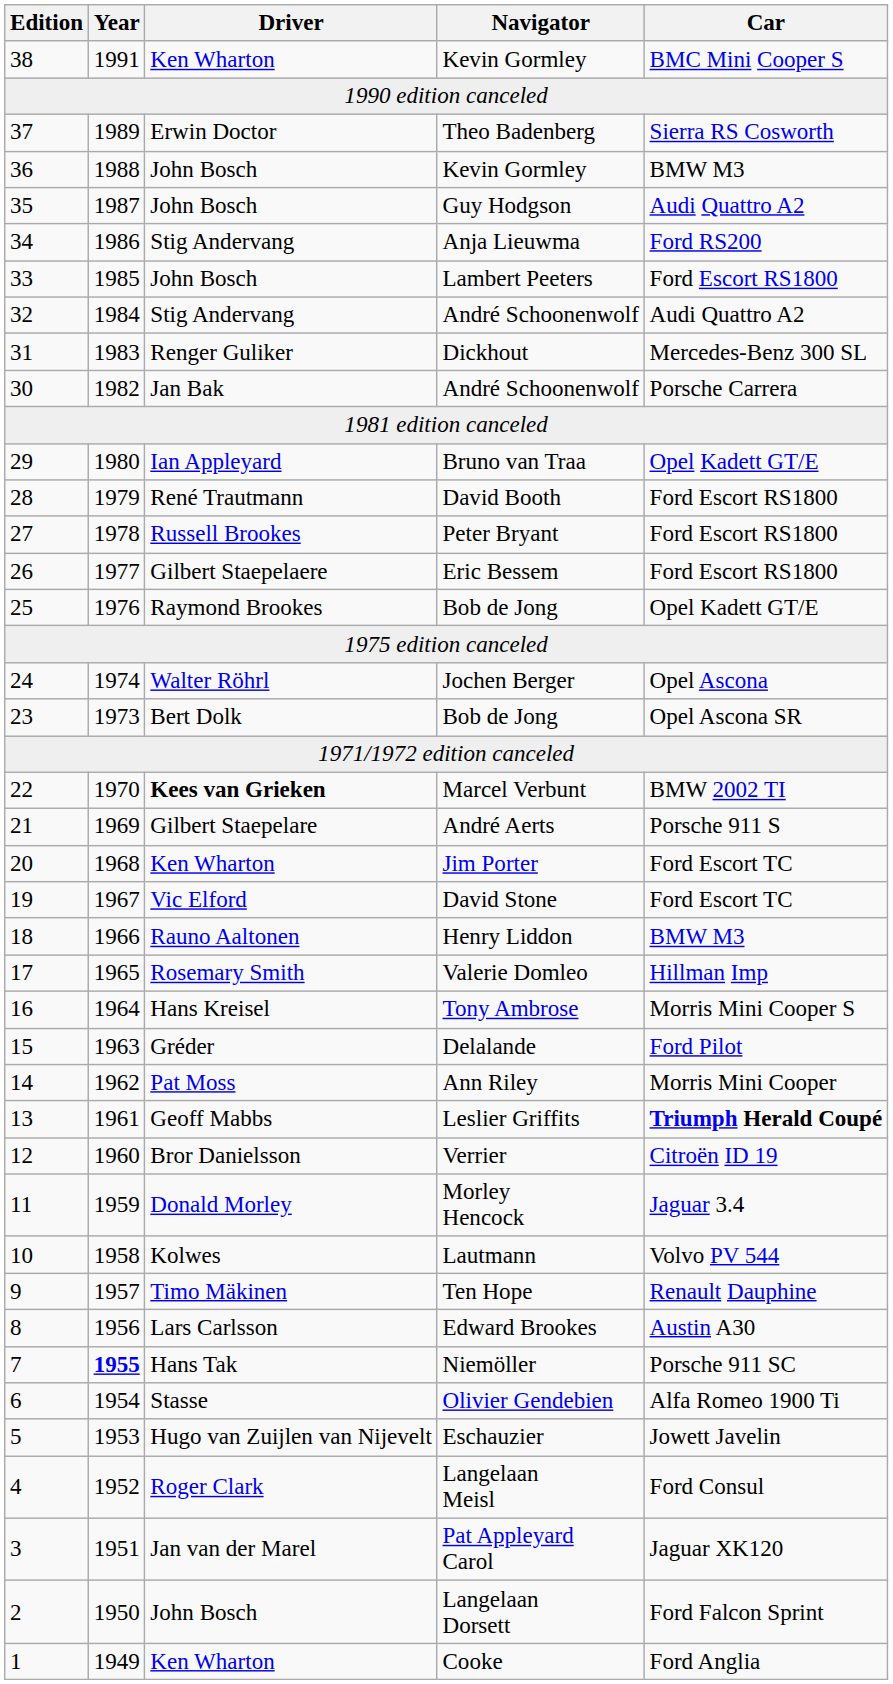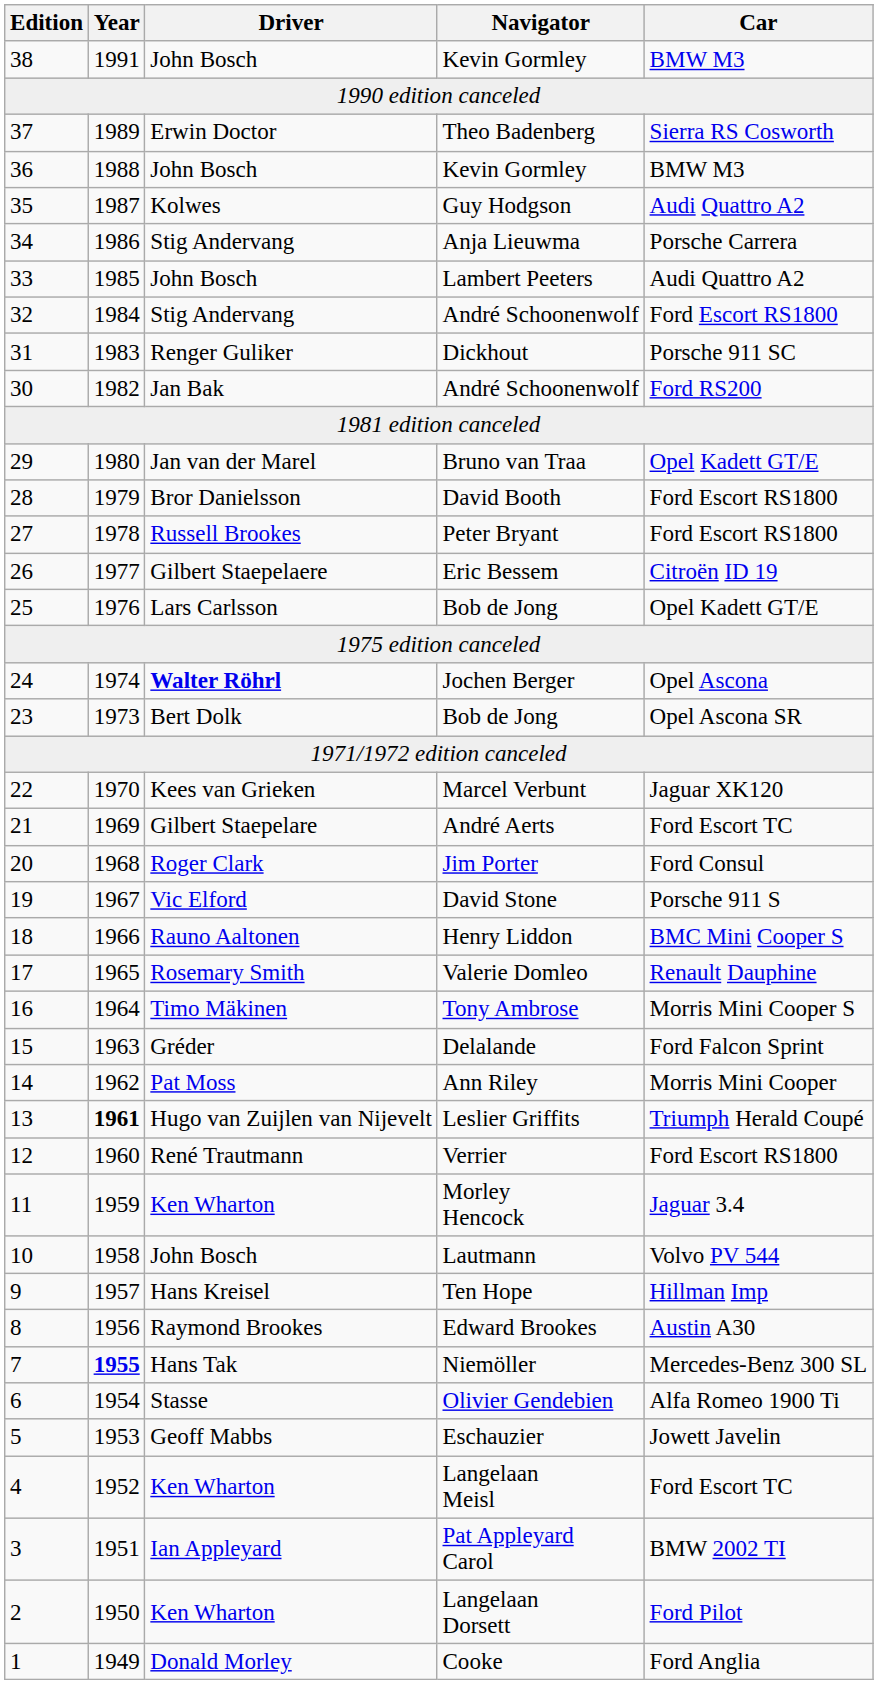(213, 59) Ken Wharton -> (204, 59) John Bosch
(747, 59) BMC Mini Cooper S -> (697, 59) BMW M3
(204, 205) John Bosch -> (186, 205) Kolwes
(706, 242) Ford RS200 -> (723, 242) Porsche Carrera
(744, 278) Ford Escort RS1800 -> (727, 278) Audi Quattro A2
(727, 315) Audi Quattro A2 -> (744, 315) Ford Escort RS1800
(758, 351) Mercedes-Benz 300 SL -> (723, 351) Porsche 911 SC
(723, 388) Porsche Carrera -> (706, 388) Ford RS200
(216, 461) Ian Appleyard -> (233, 461) Jan van der Marel
(227, 497) René Trautmann -> (226, 497) Bror Danielsson
(744, 570) Ford Escort RS1800 -> (714, 570) Citroën ID 19
(236, 607) Raymond Brookes -> (214, 607) Lars Carlsson
(210, 680) normal -> (216, 680) bold
(238, 790) bold -> (233, 790) normal
(718, 790) BMW 2002 TI -> (716, 790) Jaguar XK120
(715, 826) Porsche 911 S -> (721, 826) Ford Escort TC
(213, 863) Ken Wharton -> (207, 863) Roger Clark
(721, 863) Ford Escort TC -> (707, 863) Ford Consul
(721, 899) Ford Escort TC -> (715, 899) Porsche 911 S
(697, 936) BMW M3 -> (747, 936) BMC Mini Cooper S
(709, 972) Hillman Imp -> (733, 972) Renault Dauphine
(210, 1009) Hans Kreisel -> (219, 1009) Timo Mäkinen
(696, 1045) Ford Pilot -> (737, 1045) Ford Falcon Sprint
(117, 1118) normal -> (117, 1118) bold
(211, 1118) Geoff Mabbs -> (291, 1118) Hugo van Zuijlen van Nijevelt
(766, 1118) bold -> (757, 1118) normal
(226, 1155) Bror Danielsson -> (227, 1155) René Trautmann
(714, 1155) Citroën ID 19 -> (744, 1155) Ford Escort RS1800
(221, 1205) Donald Morley -> (213, 1205) Ken Wharton
(186, 1254) Kolwes -> (204, 1254) John Bosch
(219, 1291) Timo Mäkinen -> (210, 1291) Hans Kreisel
(733, 1291) Renault Dauphine -> (709, 1291) Hillman Imp
(214, 1327) Lars Carlsson -> (236, 1327) Raymond Brookes
(723, 1364) Porsche 911 SC -> (758, 1364) Mercedes-Benz 300 SL
(291, 1437) Hugo van Zuijlen van Nijevelt -> (211, 1437) Geoff Mabbs
(207, 1486) Roger Clark -> (213, 1486) Ken Wharton
(707, 1486) Ford Consul -> (721, 1486) Ford Escort TC
(233, 1549) Jan van der Marel -> (216, 1549) Ian Appleyard
(716, 1549) Jaguar XK120 -> (718, 1549) BMW 2002 TI
(204, 1611) John Bosch -> (213, 1611) Ken Wharton
(737, 1611) Ford Falcon Sprint -> (696, 1611) Ford Pilot
(213, 1661) Ken Wharton -> (221, 1661) Donald Morley
